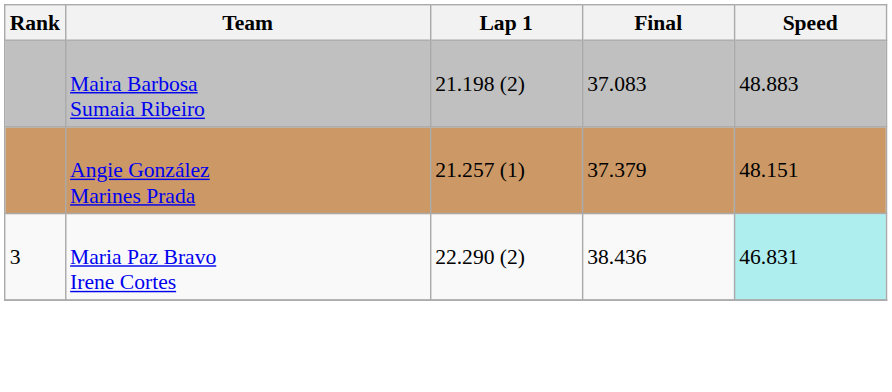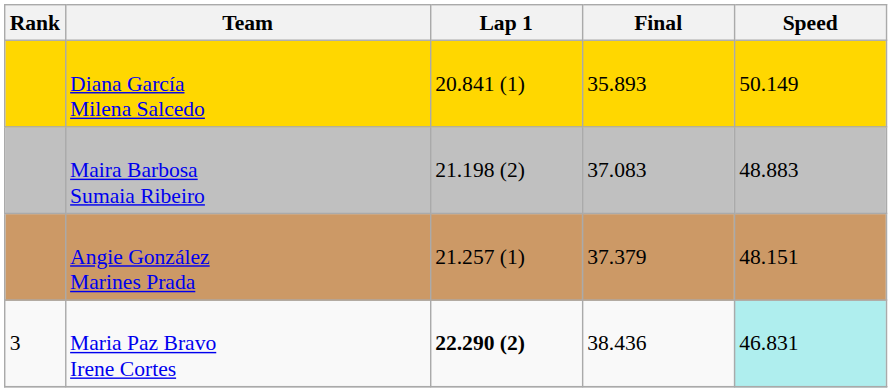+ row: (138, 96)
(480, 257) normal -> (480, 343) bold
